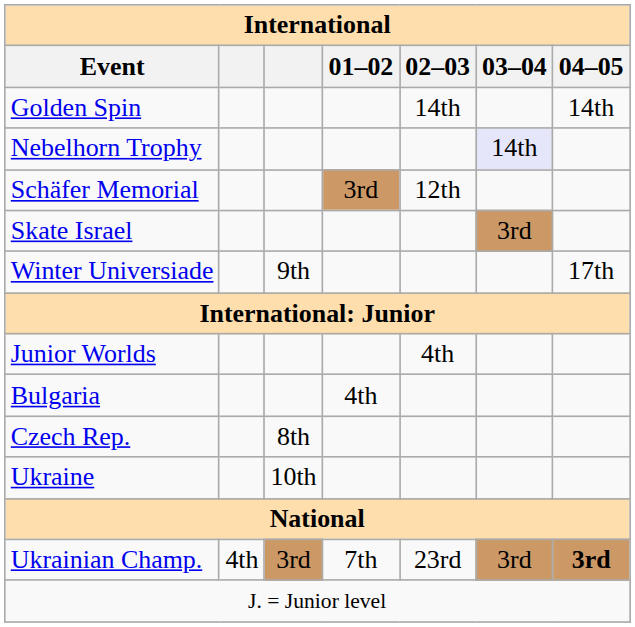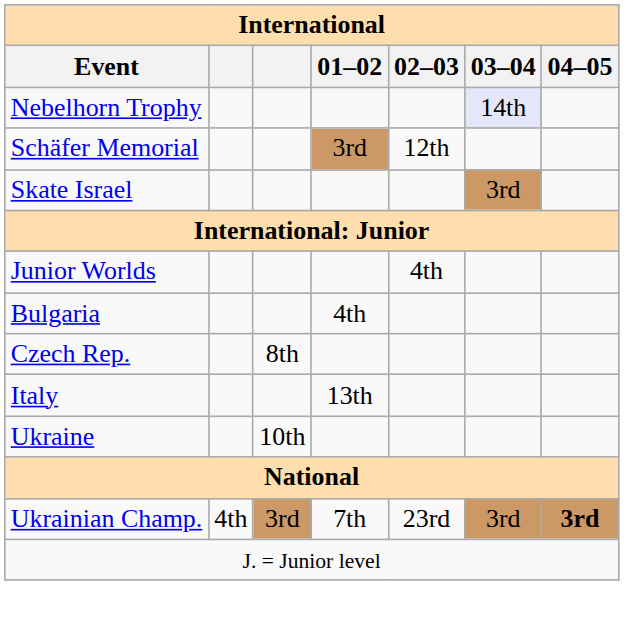- row: (76, 107)
- row: (112, 271)
+ row: (35, 395)
